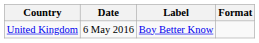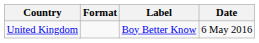columns swapped: (108, 12) <-> (235, 12)
